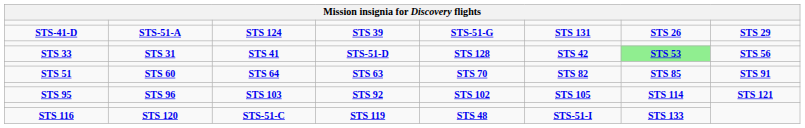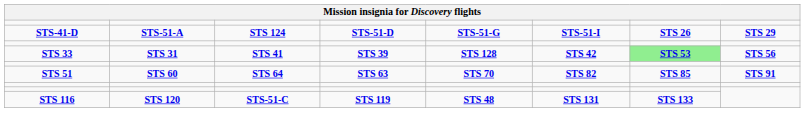(368, 33) STS 39 -> (373, 33) STS-51-D
(573, 33) STS 131 -> (581, 33) STS-51-I
(368, 53) STS-51-D -> (373, 53) STS 39
- row: (56, 95)
(573, 115) STS-51-I -> (581, 99) STS 131
